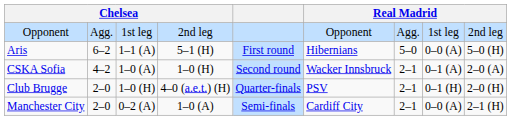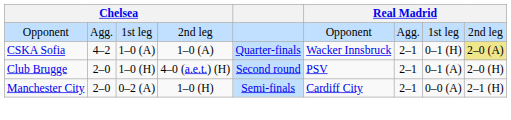- row: (17, 50)
(195, 69) 1–0 (H) -> (195, 50) 1–0 (A)
(268, 69) Second round -> (268, 50) Quarter-finals
(443, 69) 0–1 (A) -> (443, 50) 0–1 (H)
(485, 69) no background -> (485, 50) khaki background
(268, 87) Quarter-finals -> (268, 69) Second round
(443, 87) 0–1 (H) -> (443, 69) 0–1 (A)
(195, 106) 1–0 (A) -> (195, 87) 1–0 (H)
